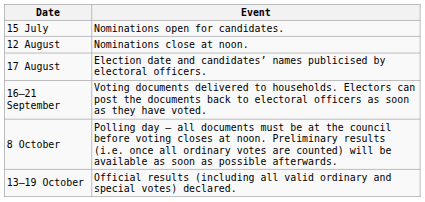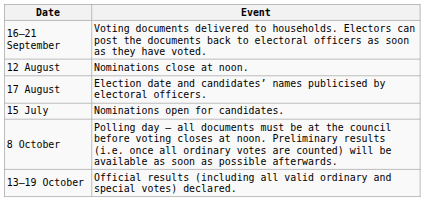rows swapped: (28, 29) <-> (34, 100)
